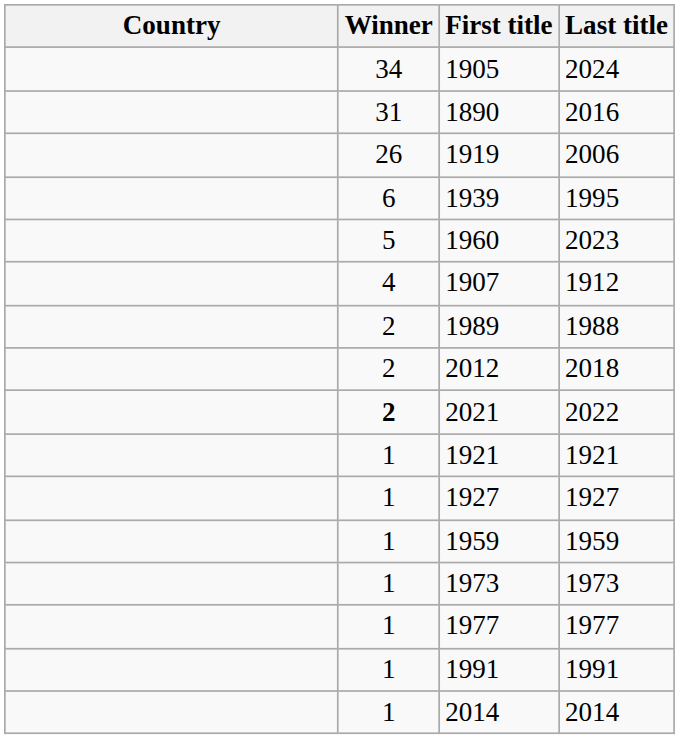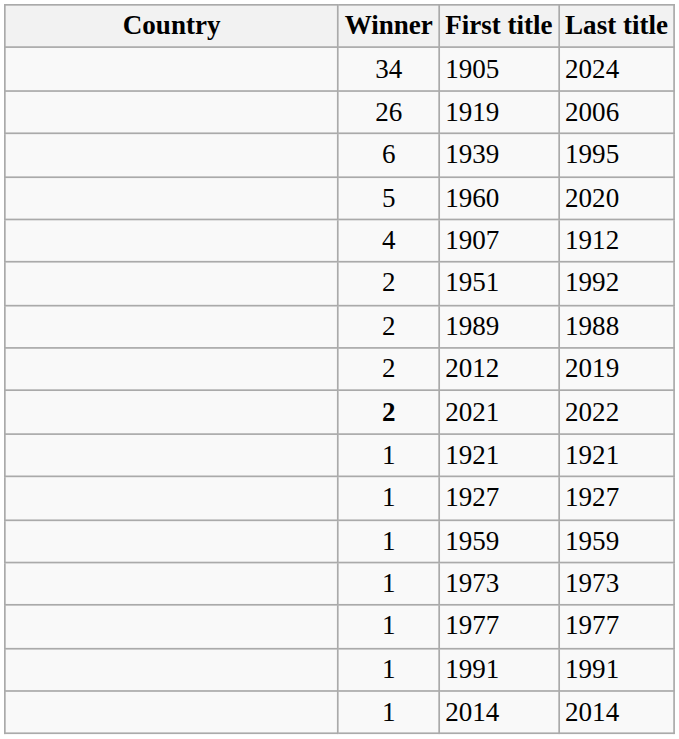- row: (472, 111)
(592, 240) 2023 -> (592, 197) 2020
+ row: (472, 283)
(592, 369) 2018 -> (592, 369) 2019
